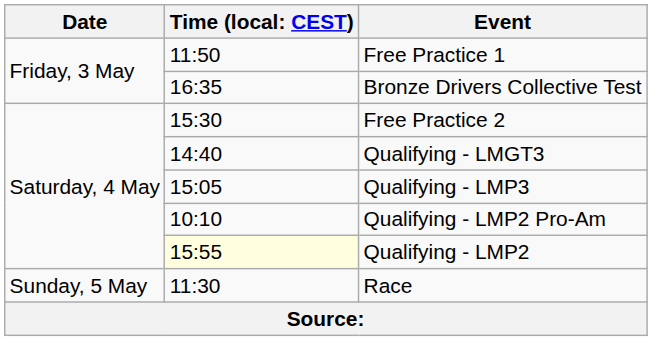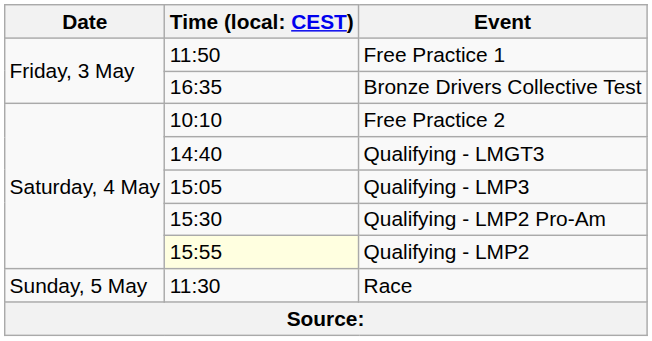(196, 121) 15:30 -> (196, 121) 10:10
(196, 220) 10:10 -> (196, 220) 15:30
